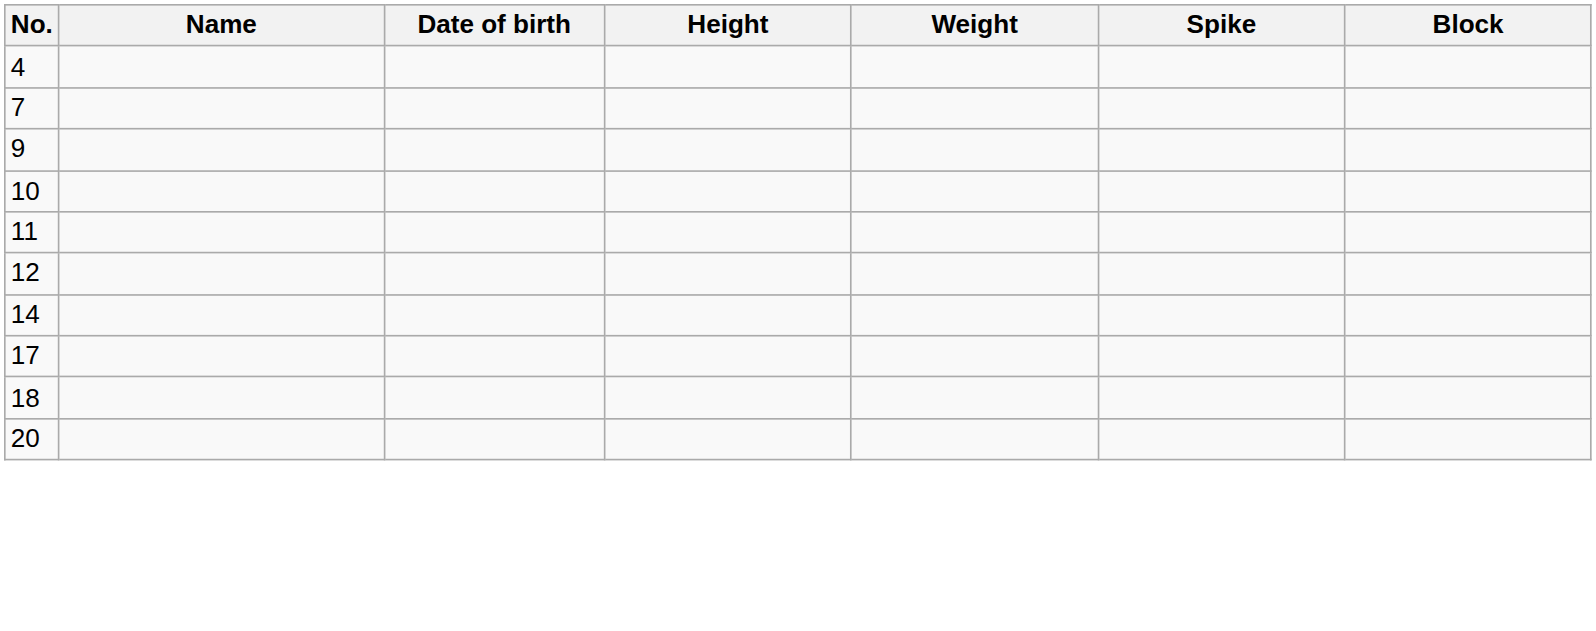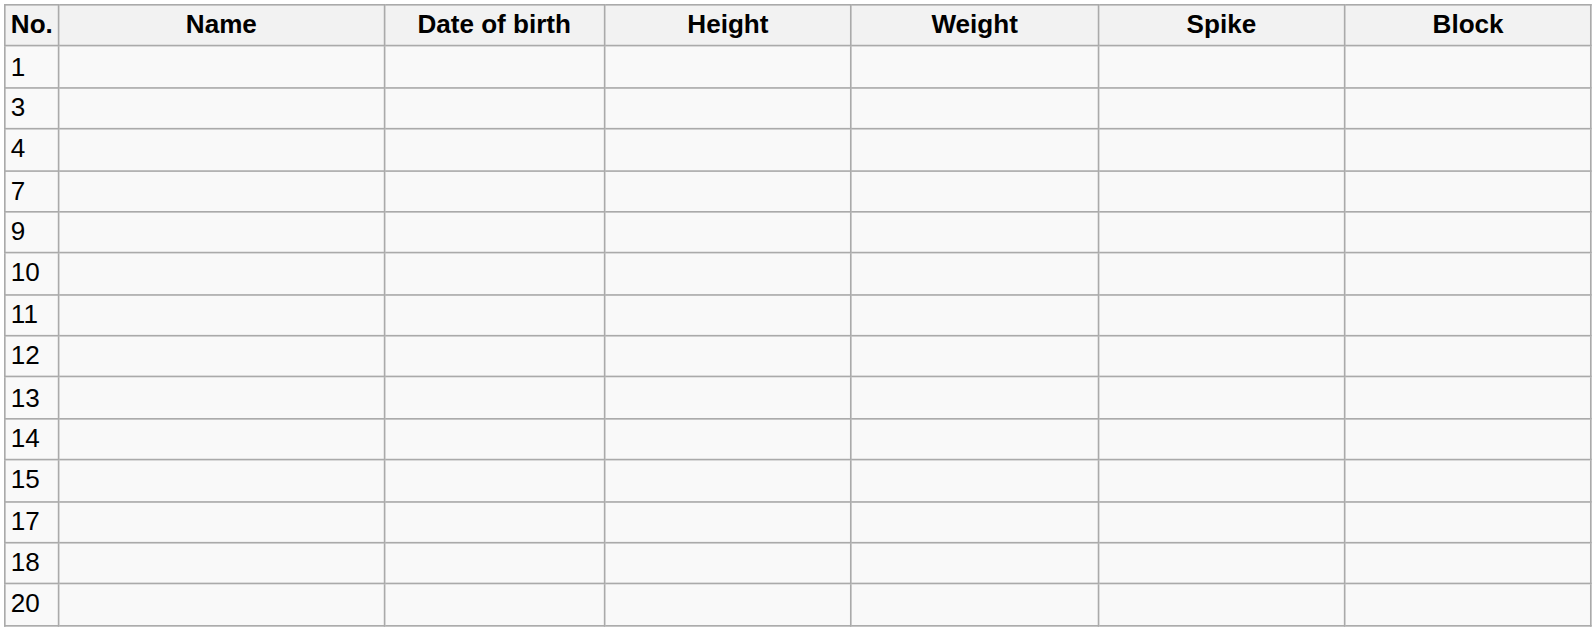+ row: (18, 66)
+ row: (18, 107)
+ row: (25, 397)
+ row: (25, 480)
